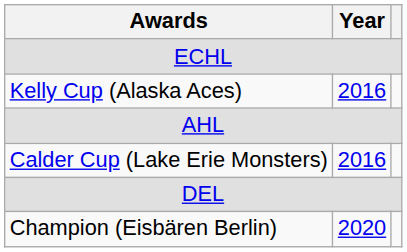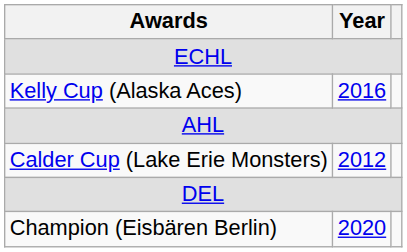(362, 159) 2016 -> (362, 159) 2012
